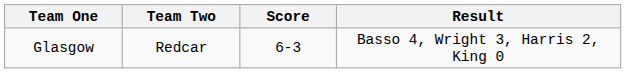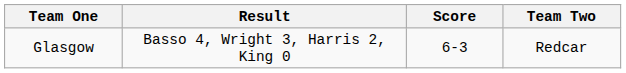columns swapped: (181, 16) <-> (478, 16)
